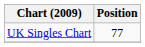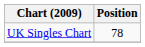(117, 32) 77 -> (117, 32) 78
